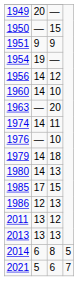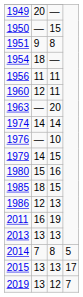(52, 44) 9 -> (52, 44) 8
(39, 60) 19 -> (39, 60) 18
(39, 76) 14 -> (39, 76) 11
(55, 76) 12 -> (55, 76) 11
(39, 92) 14 -> (39, 92) 12
(55, 92) 10 -> (55, 92) 11
(55, 124) 11 -> (55, 124) 14
(55, 156) 18 -> (55, 156) 15
(39, 172) 14 -> (39, 172) 15
(55, 172) 13 -> (55, 172) 16
(39, 188) 17 -> (39, 188) 18
(39, 220) 13 -> (39, 220) 16
(55, 220) 12 -> (55, 220) 19
(37, 252) 6 -> (37, 252) 7
+ row: (18, 268)
+ row: (18, 284)
- row: (18, 268)
